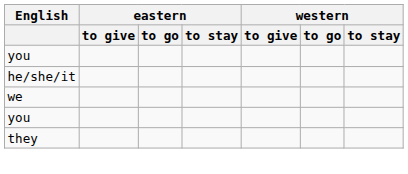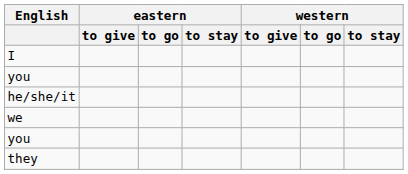+ row: (11, 56)
